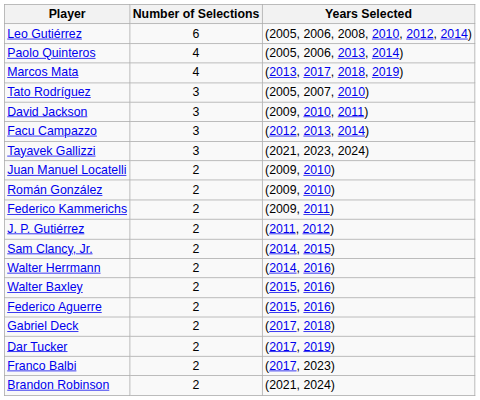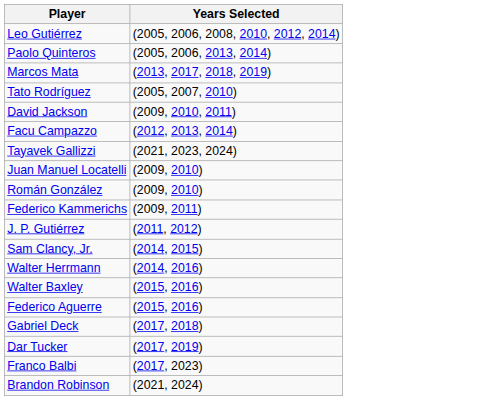- column: (196, 14)
